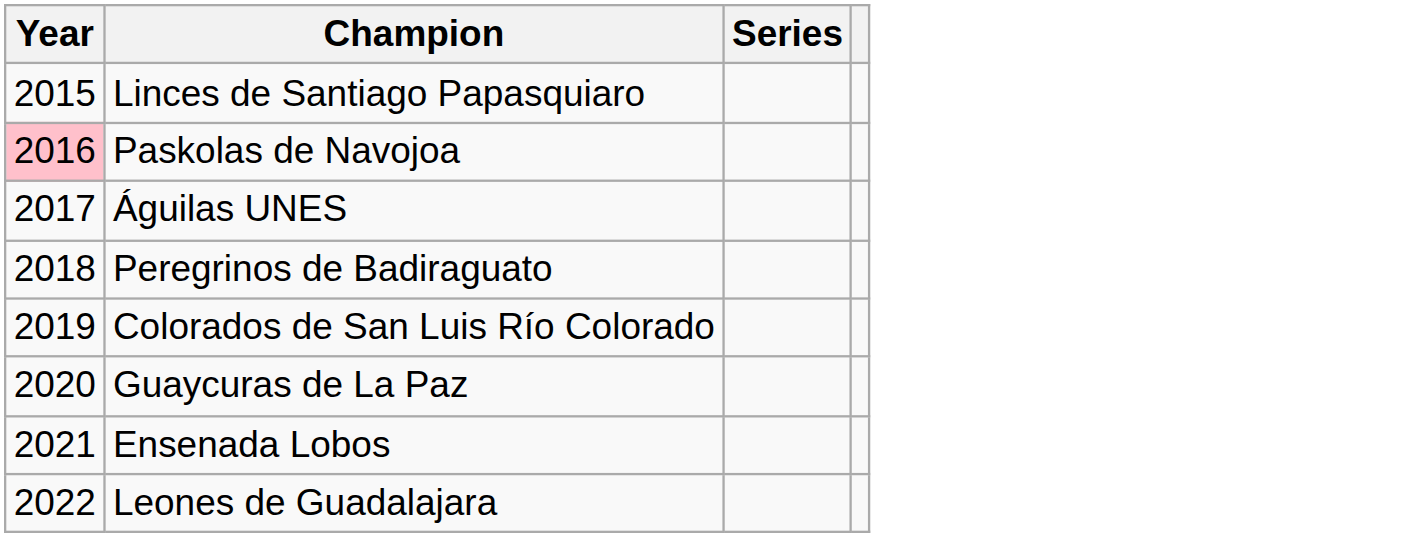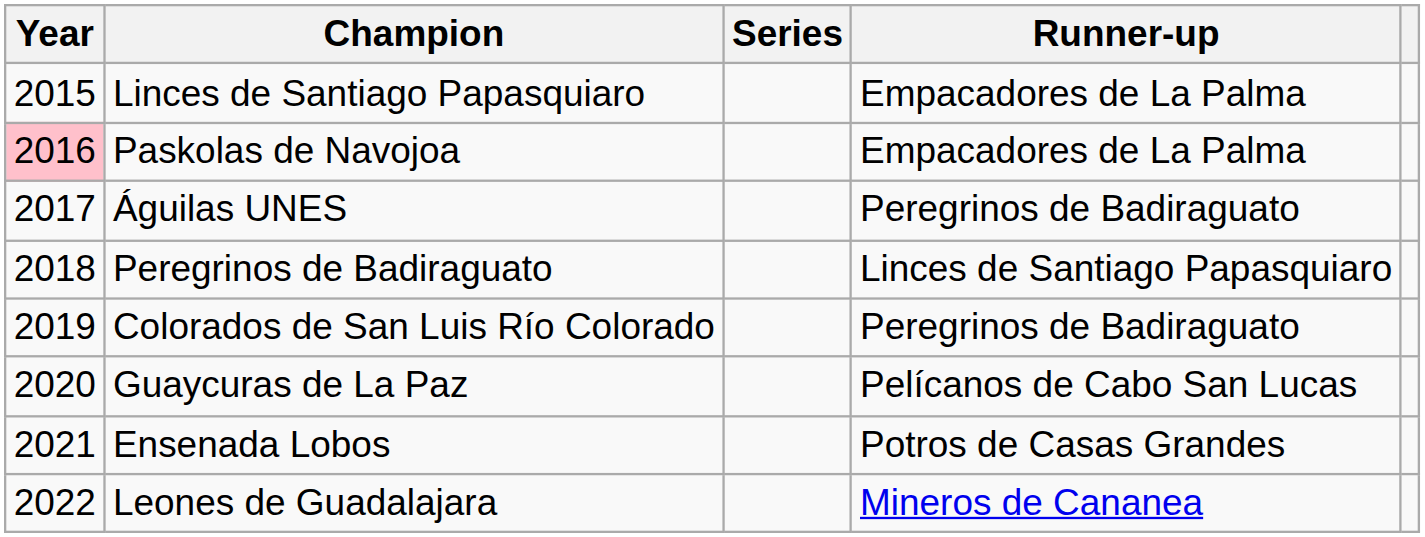+ column: (1126, 33)
